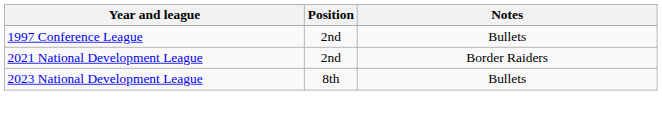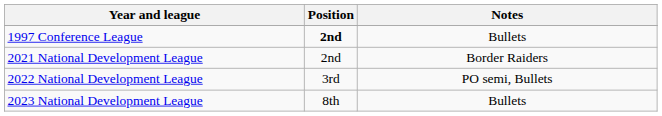(331, 36) normal -> (331, 36) bold
+ row: (105, 79)
